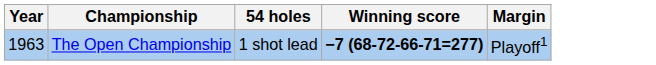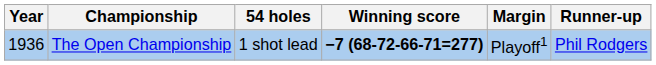+ column: (601, 17)
(26, 45) 1963 -> (26, 45) 1936
